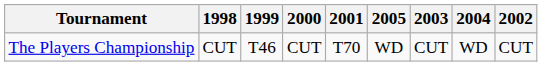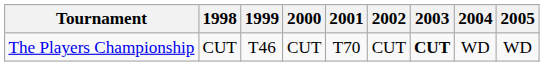columns swapped: (516, 18) <-> (389, 18)
(431, 47) normal -> (432, 47) bold
